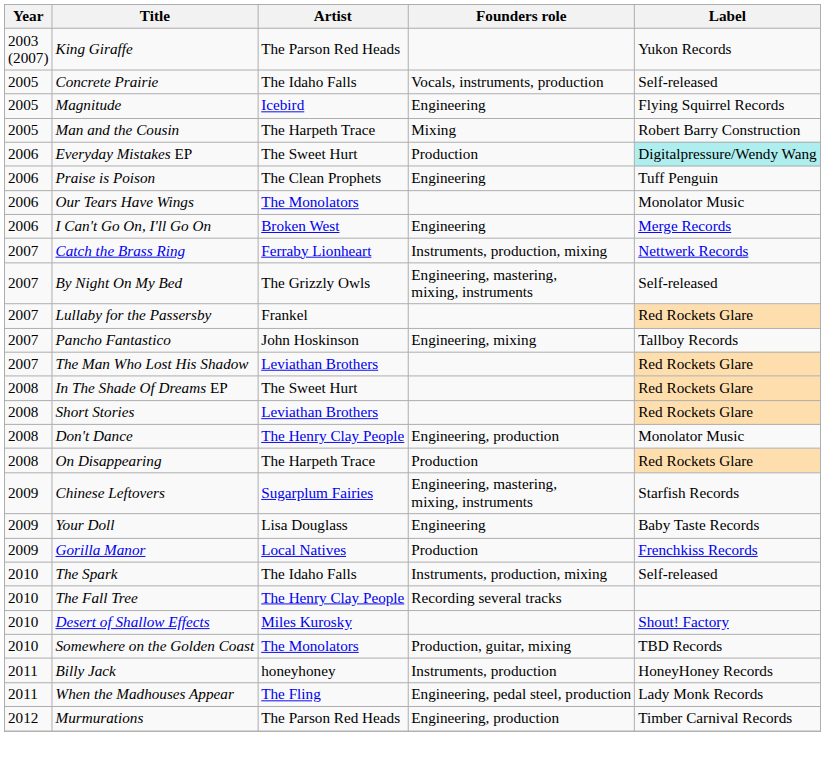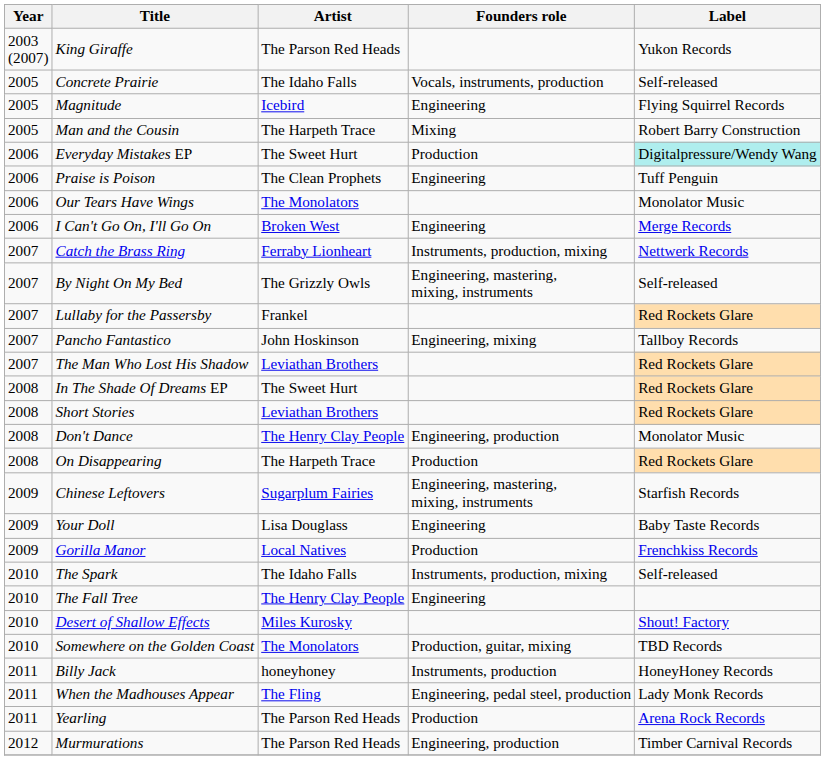(486, 598) Recording several tracks -> (448, 598) Engineering
+ row: (81, 718)
